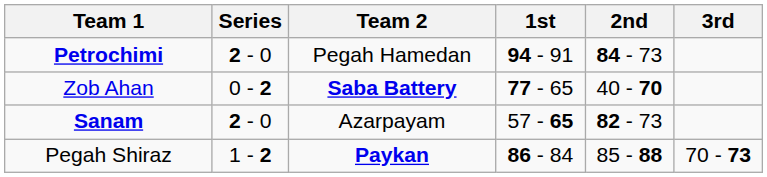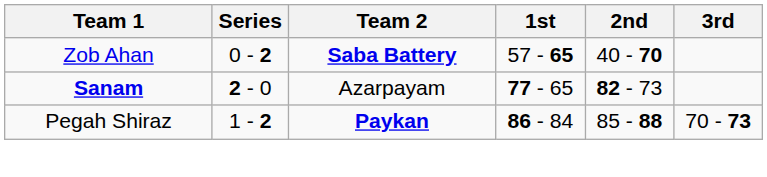- row: (109, 54)
(540, 88) 77 - 65 -> (540, 54) 57 - 65
(540, 121) 57 - 65 -> (540, 88) 77 - 65
